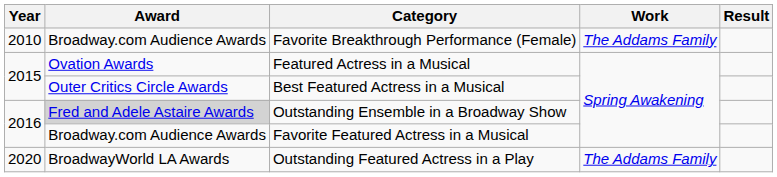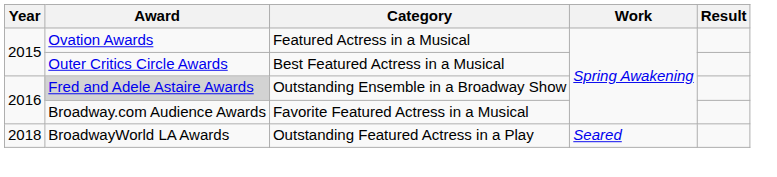- row: (425, 40)
(25, 159) 2020 -> (25, 135) 2018
(650, 159) The Addams Family -> (598, 135) Seared
